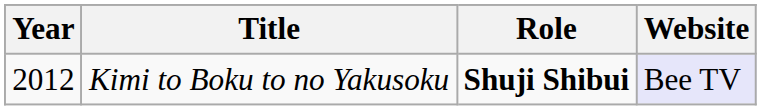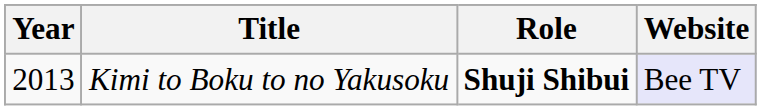(43, 78) 2012 -> (43, 78) 2013
